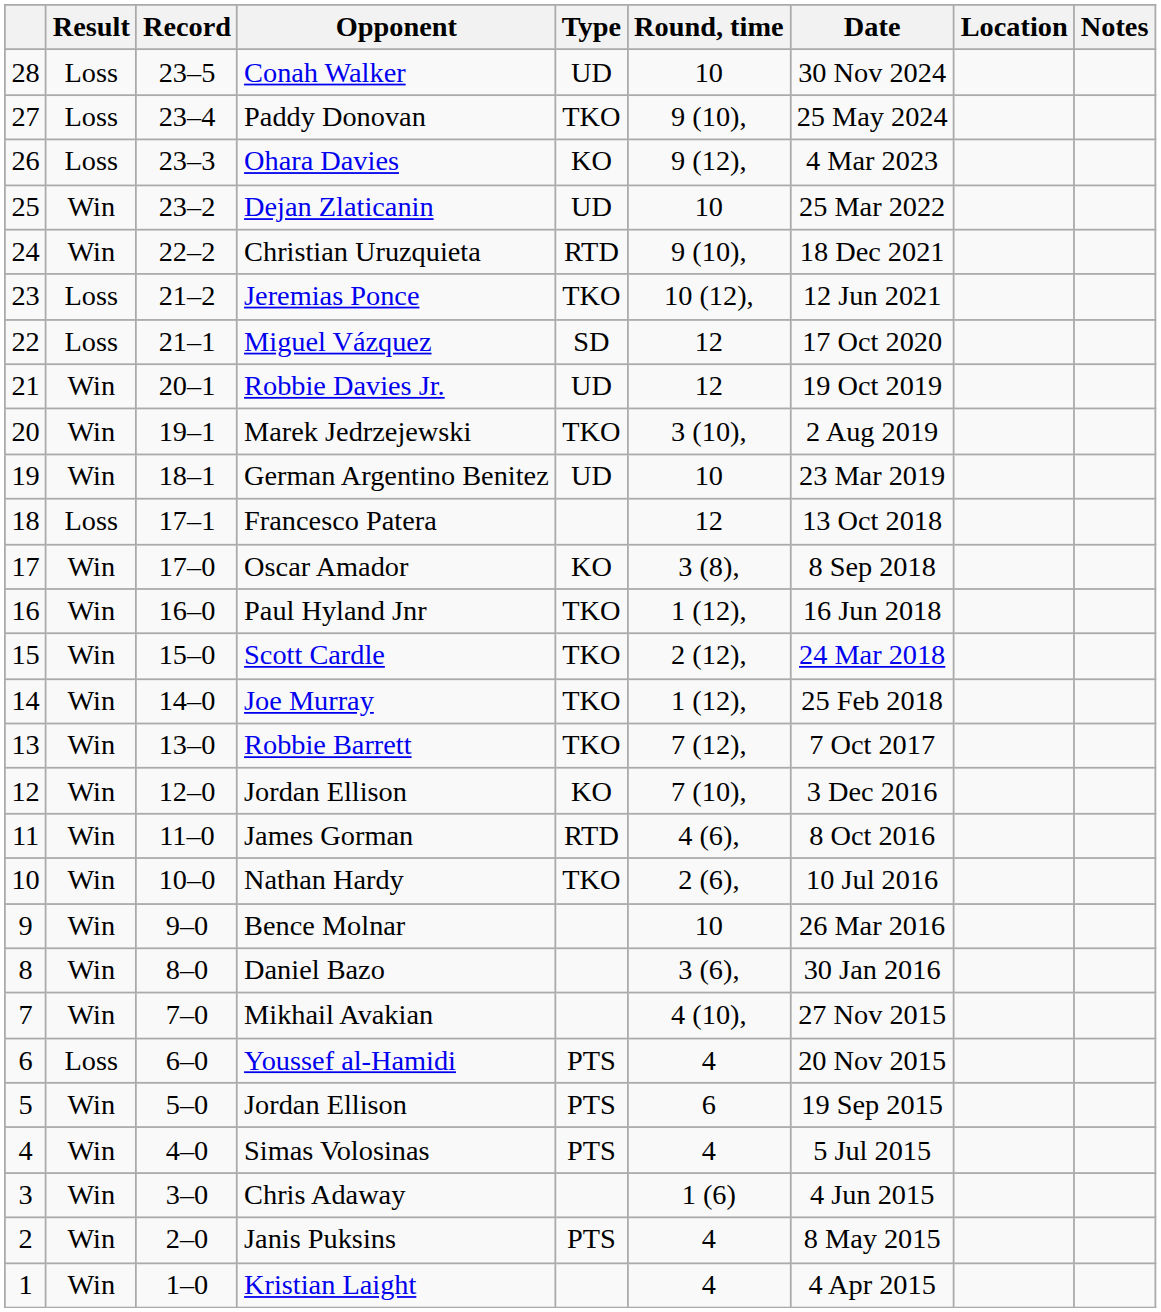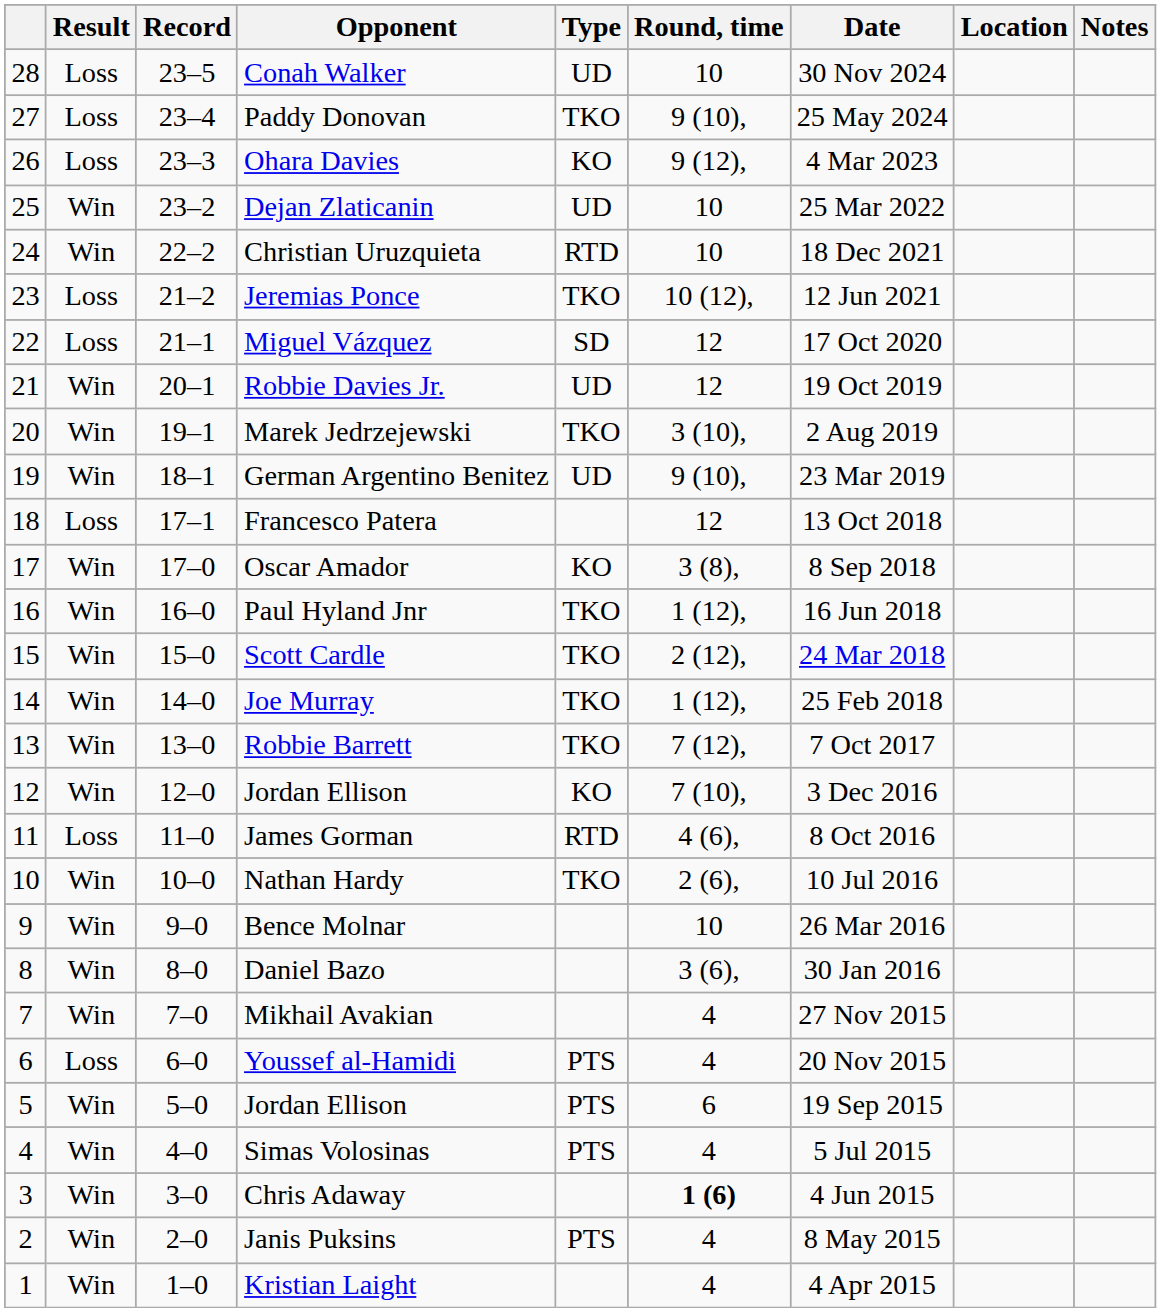(709, 251) 9 (10), -> (709, 251) 10
(709, 476) 10 -> (709, 476) 9 (10),
(91, 835) Win -> (91, 835) Loss
(709, 1015) 4 (10), -> (709, 1015) 4
(709, 1194) normal -> (709, 1194) bold
